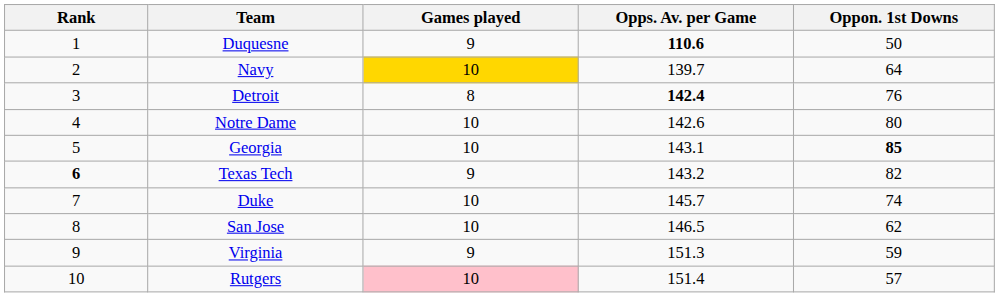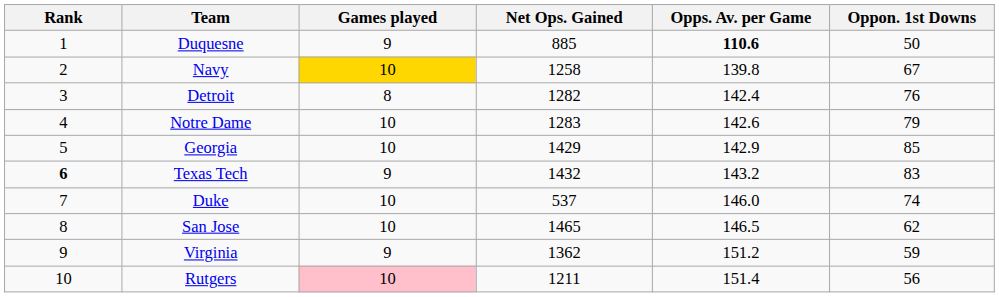+ column: (564, 17)
(686, 69) 139.7 -> (741, 69) 139.8
(894, 69) 64 -> (912, 69) 67
(686, 95) bold -> (741, 95) normal
(894, 122) 80 -> (912, 122) 79
(686, 148) 143.1 -> (741, 148) 142.9
(894, 148) bold -> (912, 148) normal
(894, 174) 82 -> (912, 174) 83
(686, 200) 145.7 -> (741, 200) 146.0
(686, 252) 151.3 -> (741, 252) 151.2
(894, 278) 57 -> (912, 278) 56
